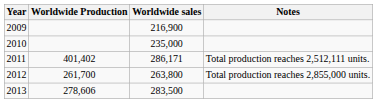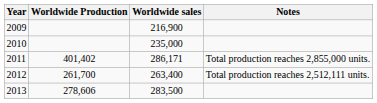(288, 59) Total production reaches 2,512,111 units. -> (288, 59) Total production reaches 2,855,000 units.
(167, 75) 263,800 -> (167, 75) 263,400
(288, 75) Total production reaches 2,855,000 units. -> (288, 75) Total production reaches 2,512,111 units.
